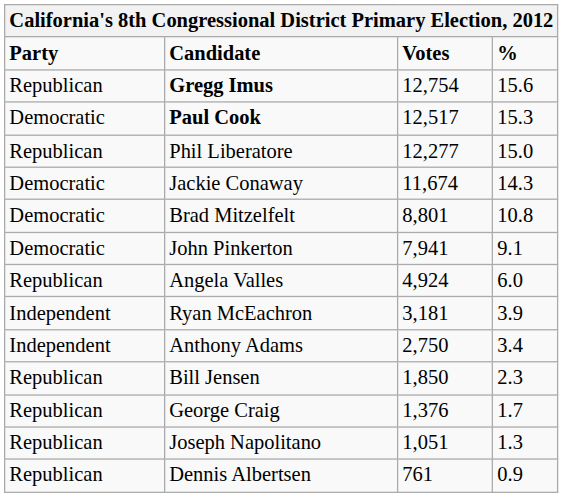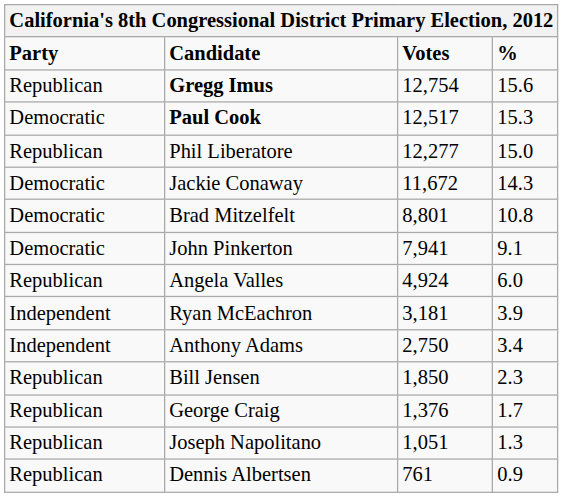(430, 183) 11,674 -> (430, 183) 11,672
